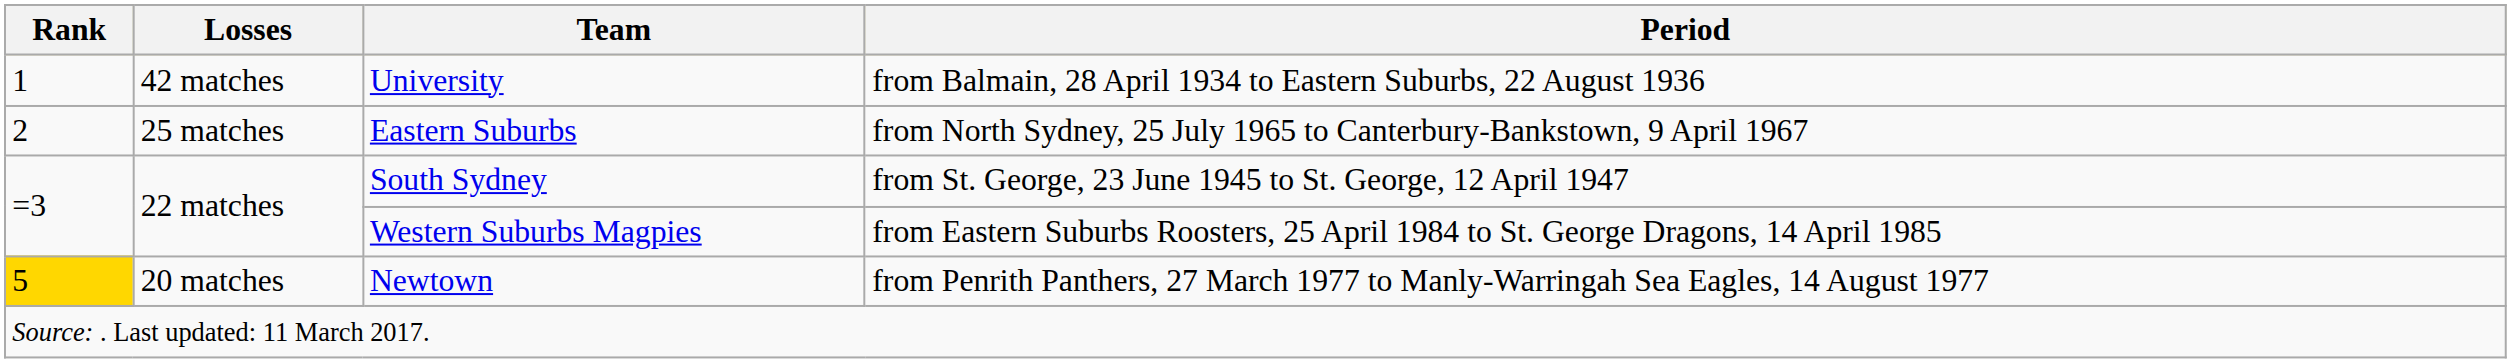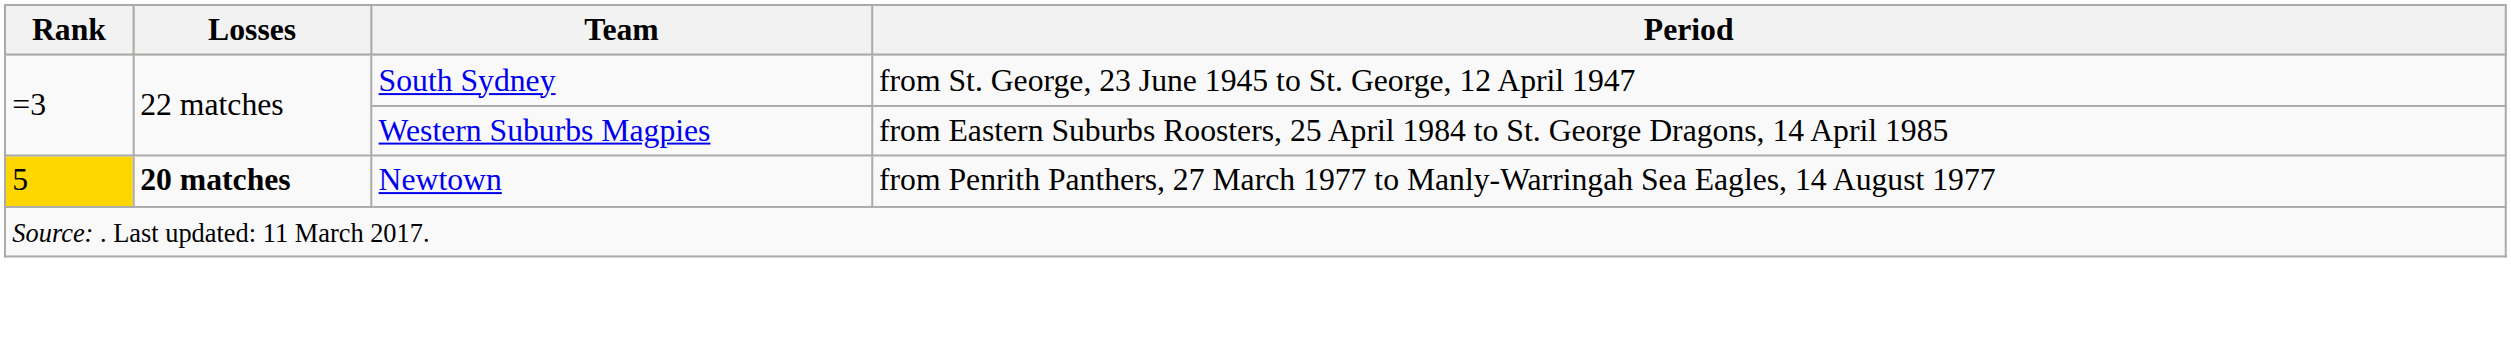- row: (437, 79)
- row: (473, 130)
(212, 280) normal -> (215, 180) bold
